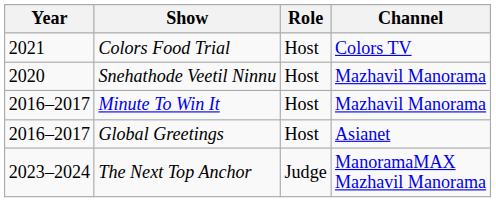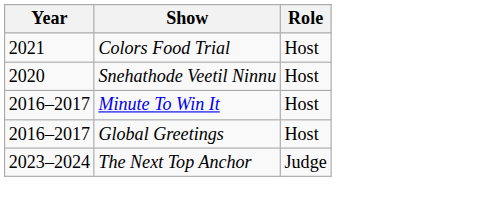- column: (411, 18)
